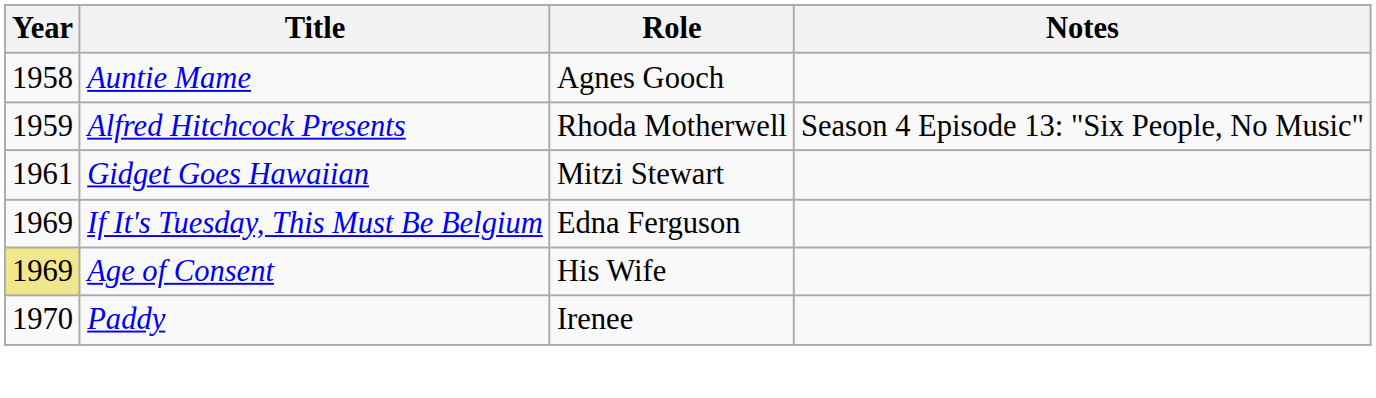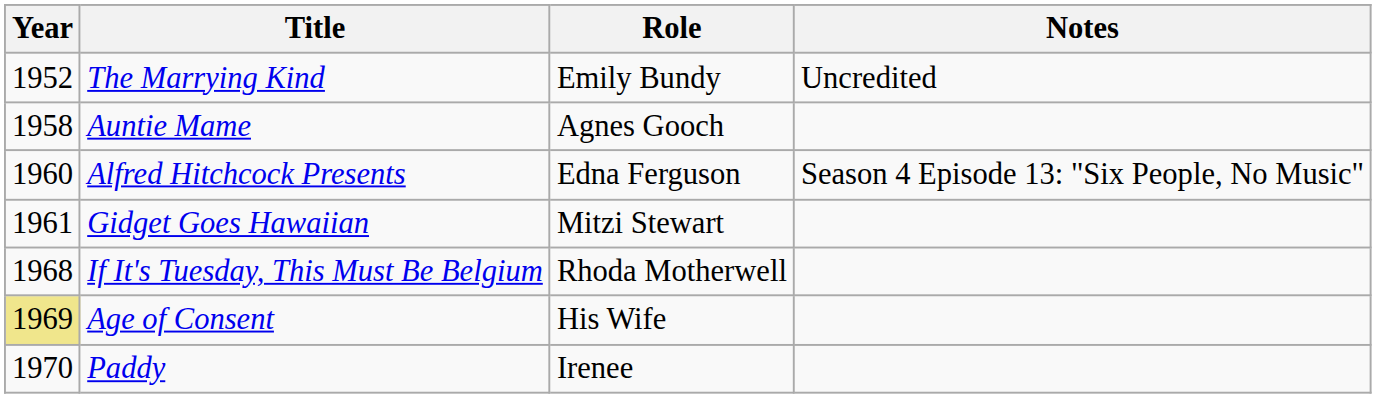+ row: (206, 77)
(43, 125) 1959 -> (43, 174) 1960
(672, 125) Rhoda Motherwell -> (649, 174) Edna Ferguson
(43, 222) 1969 -> (43, 271) 1968
(649, 222) Edna Ferguson -> (672, 271) Rhoda Motherwell
